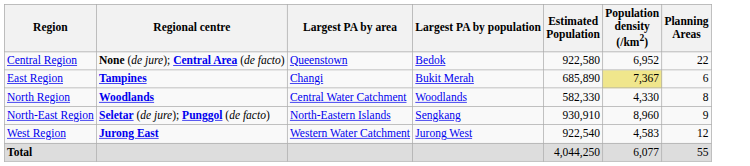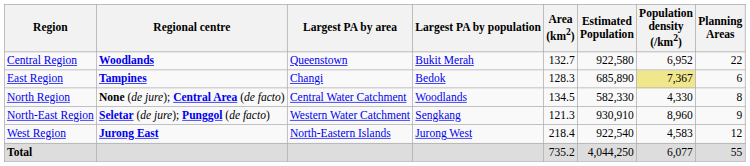+ column: (560, 28)
(192, 60) None (de jure); Central Area (de facto) -> (127, 60) Woodlands
(430, 60) Bedok -> (445, 60) Bukit Merah
(445, 79) Bukit Merah -> (430, 79) Bedok
(127, 97) Woodlands -> (192, 97) None (de jure); Central Area (de facto)
(340, 115) North-Eastern Islands -> (350, 115) Western Water Catchment
(350, 134) Western Water Catchment -> (340, 134) North-Eastern Islands
